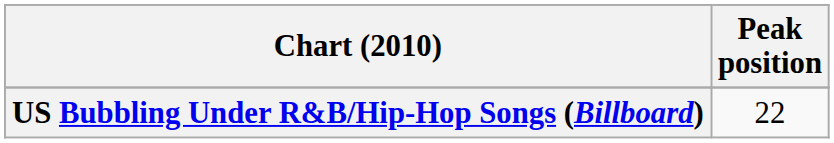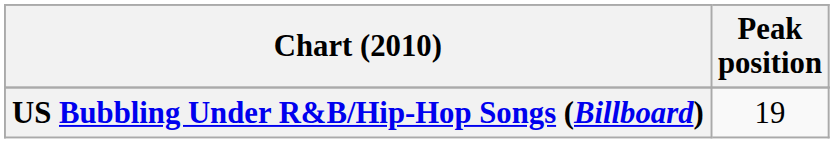(770, 112) 22 -> (770, 112) 19
